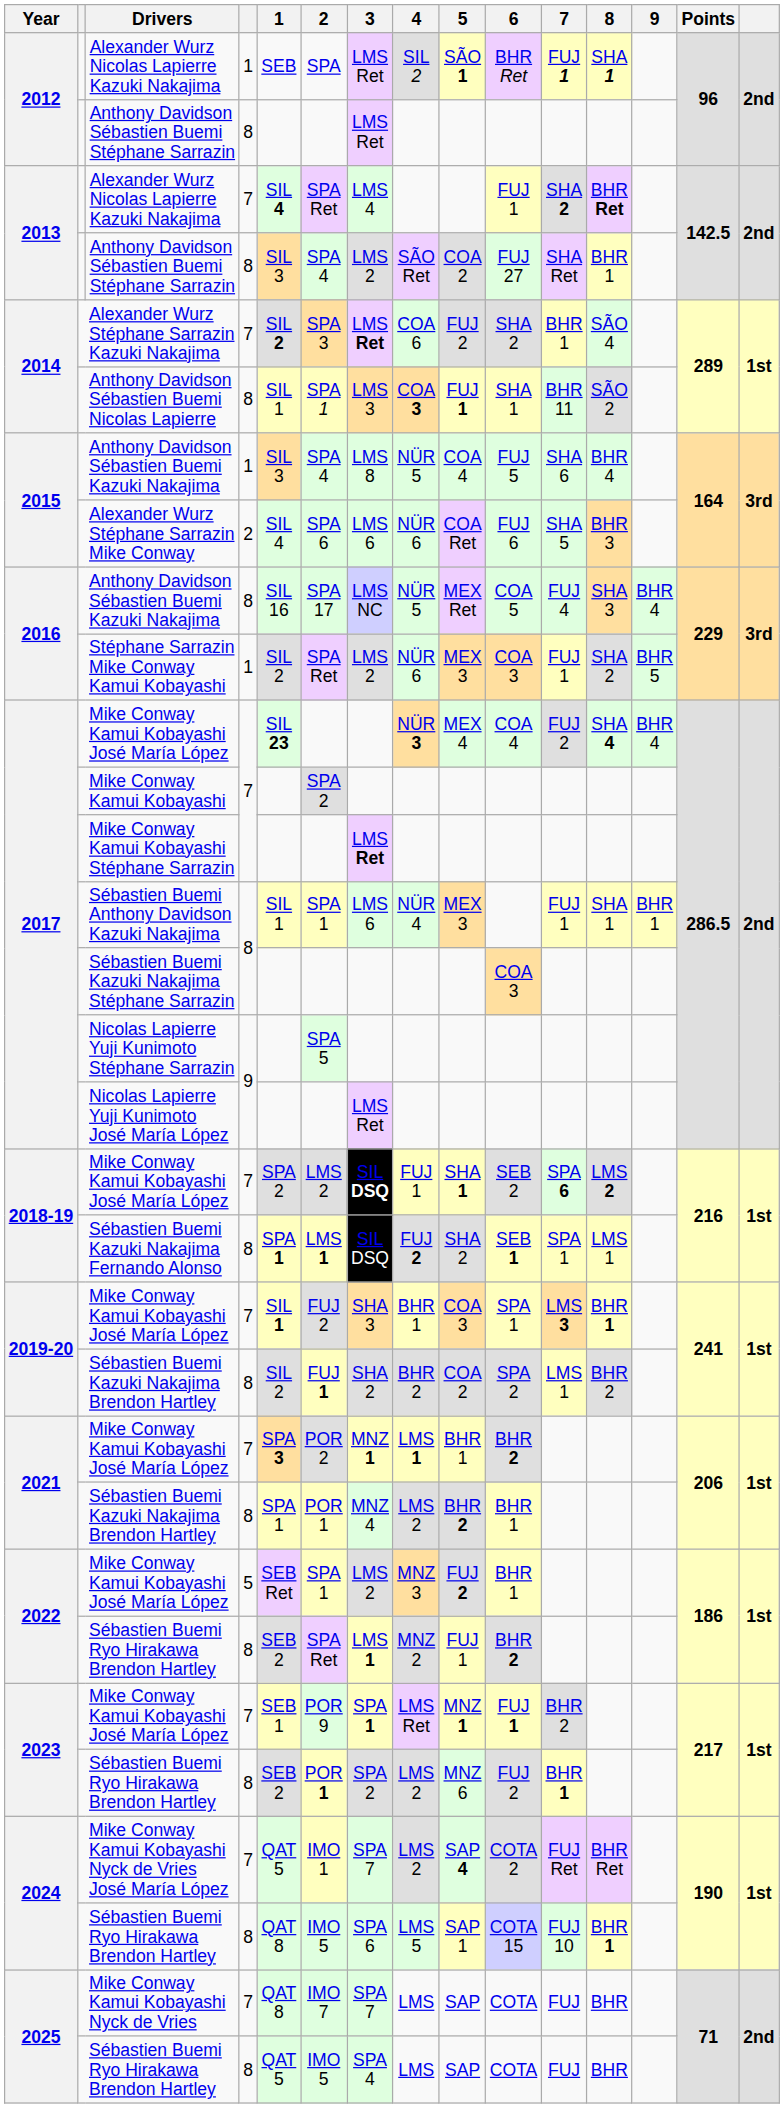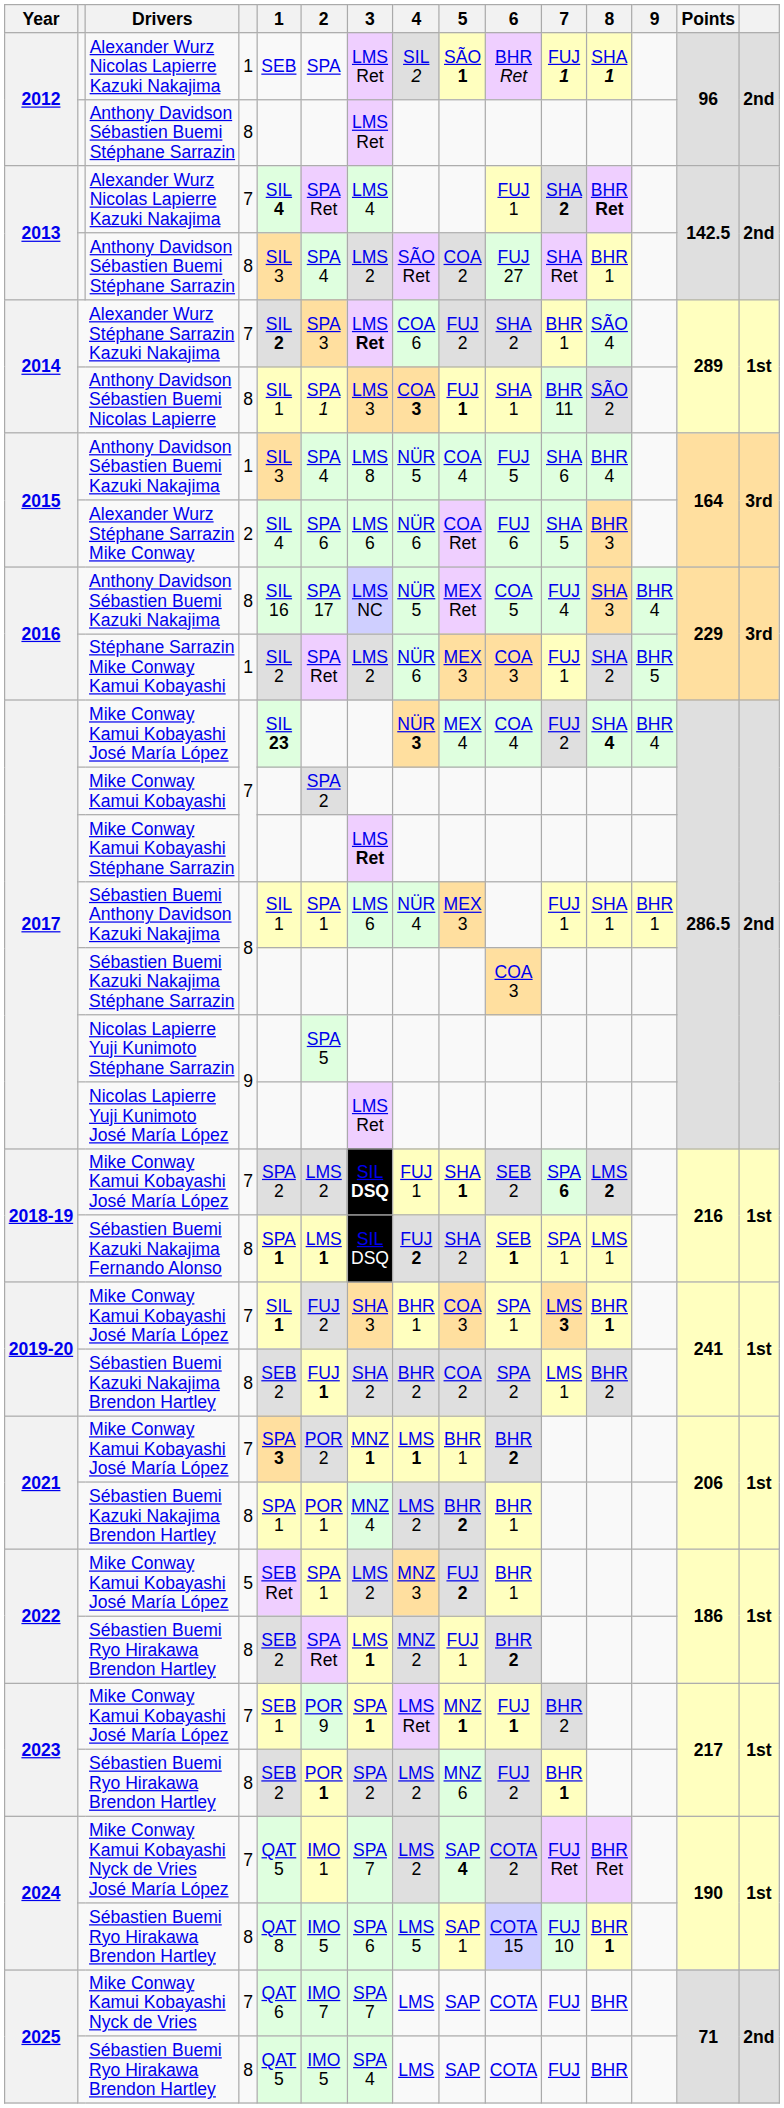(279, 1383) SIL 2 -> (279, 1383) SEB 2
(279, 2003) QAT 8 -> (279, 2003) QAT 6
